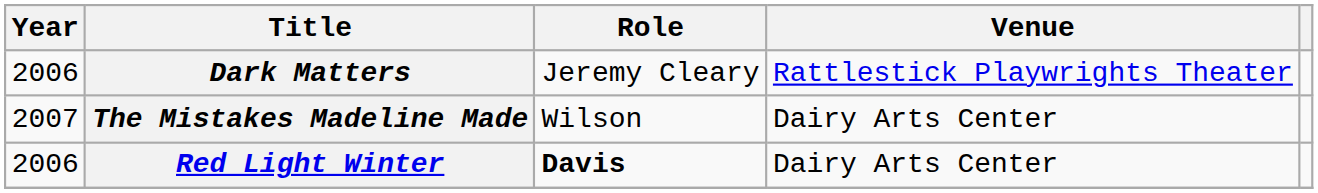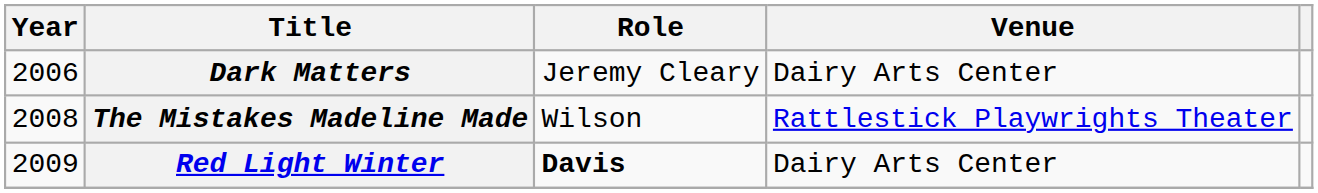(1033, 73) Rattlestick Playwrights Theater -> (915, 73) Dairy Arts Center
(45, 119) 2007 -> (45, 119) 2008
(915, 119) Dairy Arts Center -> (1033, 119) Rattlestick Playwrights Theater
(45, 165) 2006 -> (45, 165) 2009
